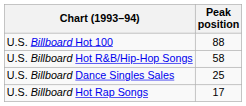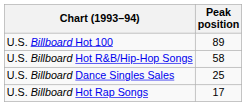(218, 42) 88 -> (218, 42) 89
